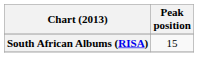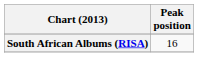(172, 43) 15 -> (172, 43) 16
